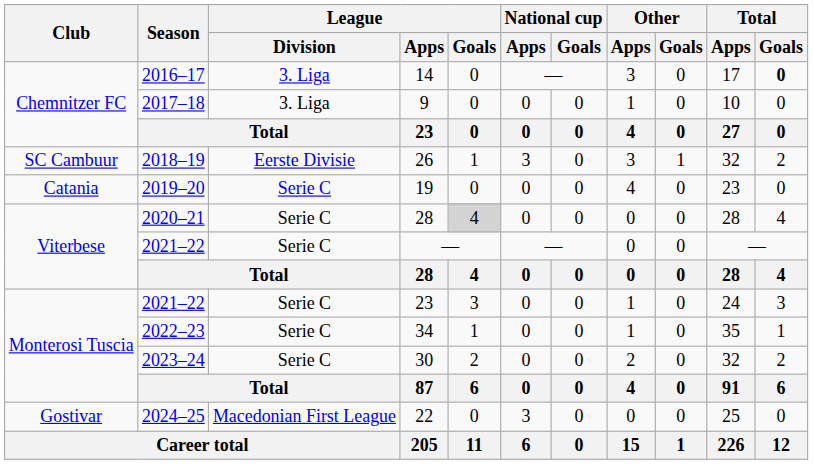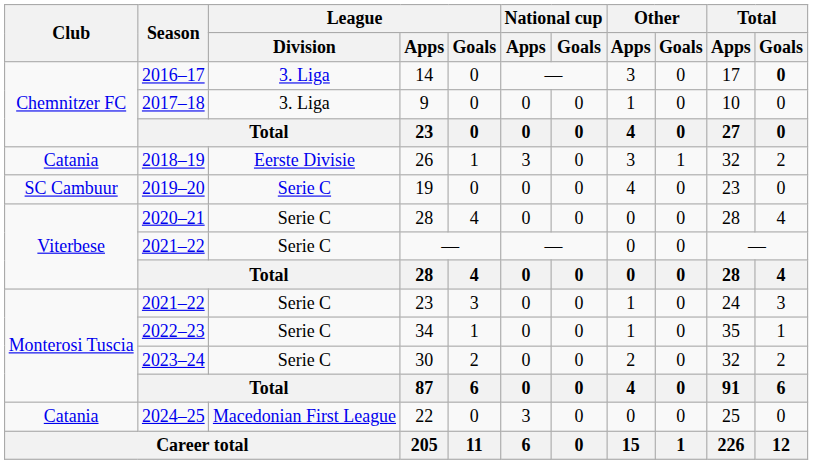(71, 160) SC Cambuur -> (71, 160) Catania
(71, 189) Catania -> (71, 189) SC Cambuur
(474, 217) lightgrey background -> (474, 217) no background
(71, 416) Gostivar -> (71, 416) Catania
